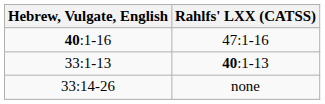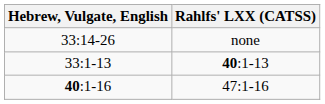rows swapped: (88, 39) <-> (88, 87)
